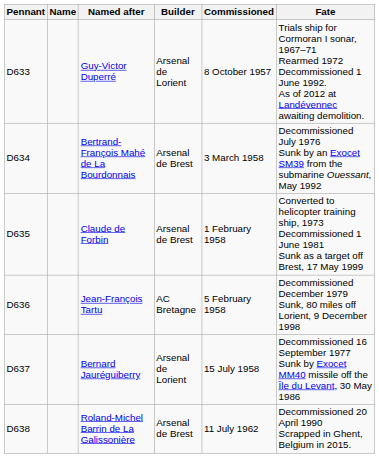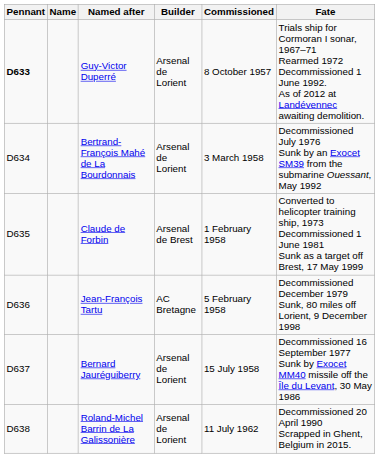(18, 71) normal -> (18, 71) bold
(174, 158) Arsenal de Brest -> (173, 158) Arsenal de Lorient
(174, 429) Arsenal de Brest -> (173, 429) Arsenal de Lorient
